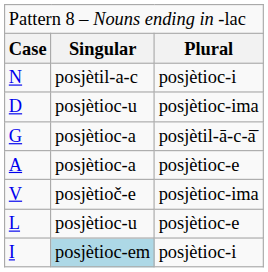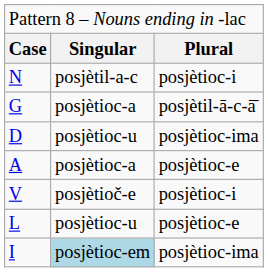rows swapped: (15, 135) <-> (15, 106)
(209, 194) posjètioc-ima -> (197, 194) posjètioc-i
(197, 252) posjètioc-i -> (209, 252) posjètioc-ima
